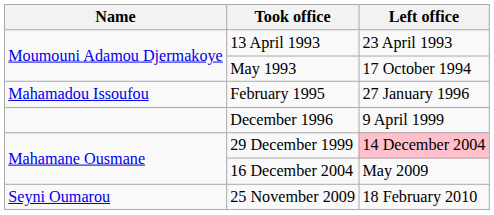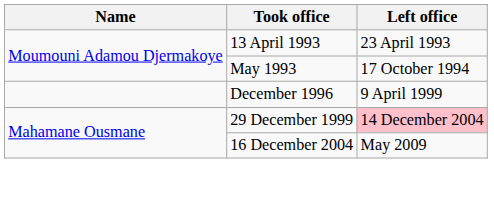- row: (278, 94)
- row: (293, 196)
